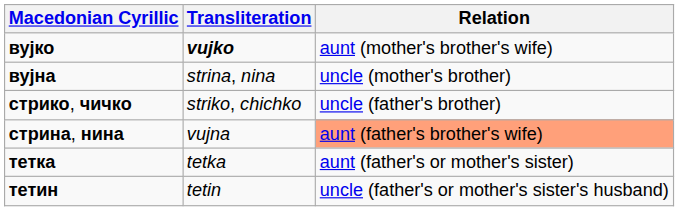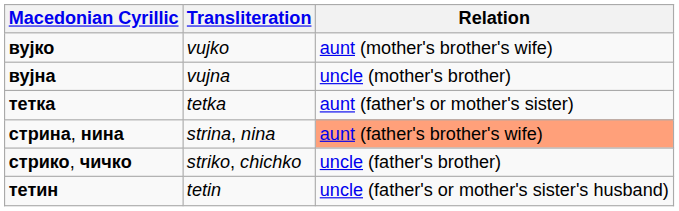(210, 47) bold -> (208, 47) normal
(231, 76) strina, nina -> (208, 76) vujna
rows swapped: (70, 104) <-> (32, 162)
(208, 133) vujna -> (231, 133) strina, nina
